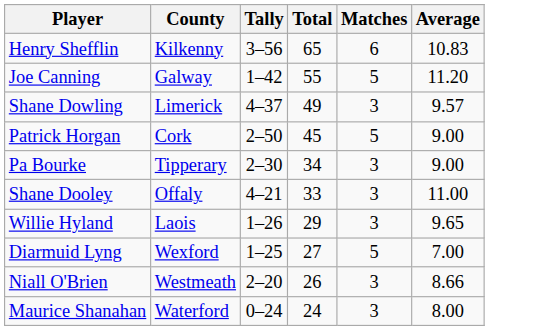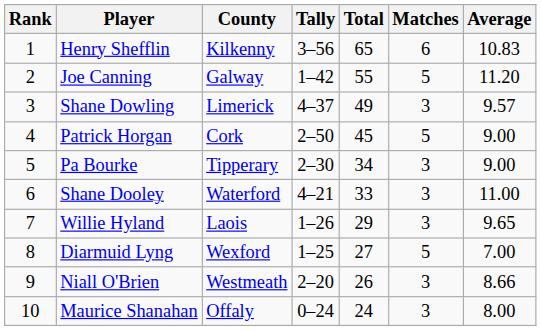+ column: (30, 19)
(179, 194) Offaly -> (243, 194) Waterford
(192, 310) Waterford -> (230, 310) Offaly
